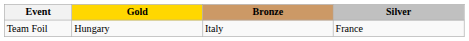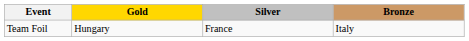columns swapped: (399, 12) <-> (268, 12)
